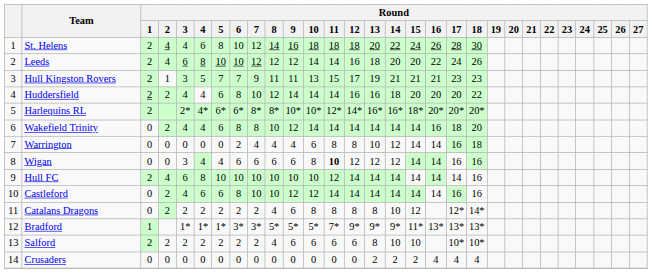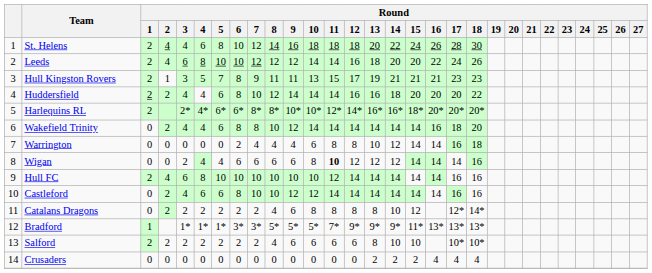(239, 78) 7 -> (239, 78) 8
(185, 161) 3 -> (185, 161) 2
(456, 161) 16 -> (456, 161) 14
(456, 177) 14 -> (456, 177) 16
